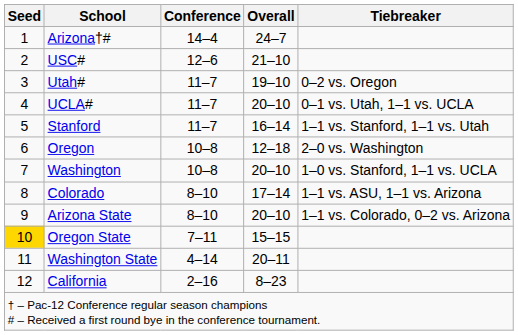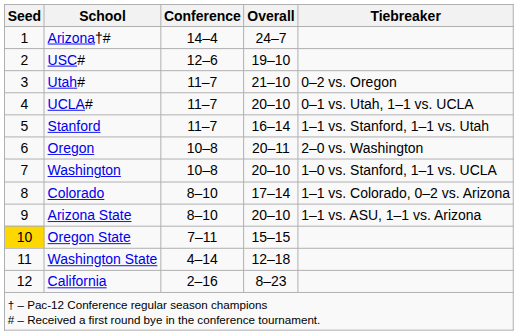(271, 60) 21–10 -> (271, 60) 19–10
(271, 82) 19–10 -> (271, 82) 21–10
(271, 149) 12–18 -> (271, 149) 20–11
(391, 193) 1–1 vs. ASU, 1–1 vs. Arizona -> (406, 193) 1–1 vs. Colorado, 0–2 vs. Arizona
(406, 215) 1–1 vs. Colorado, 0–2 vs. Arizona -> (391, 215) 1–1 vs. ASU, 1–1 vs. Arizona
(271, 259) 20–11 -> (271, 259) 12–18
